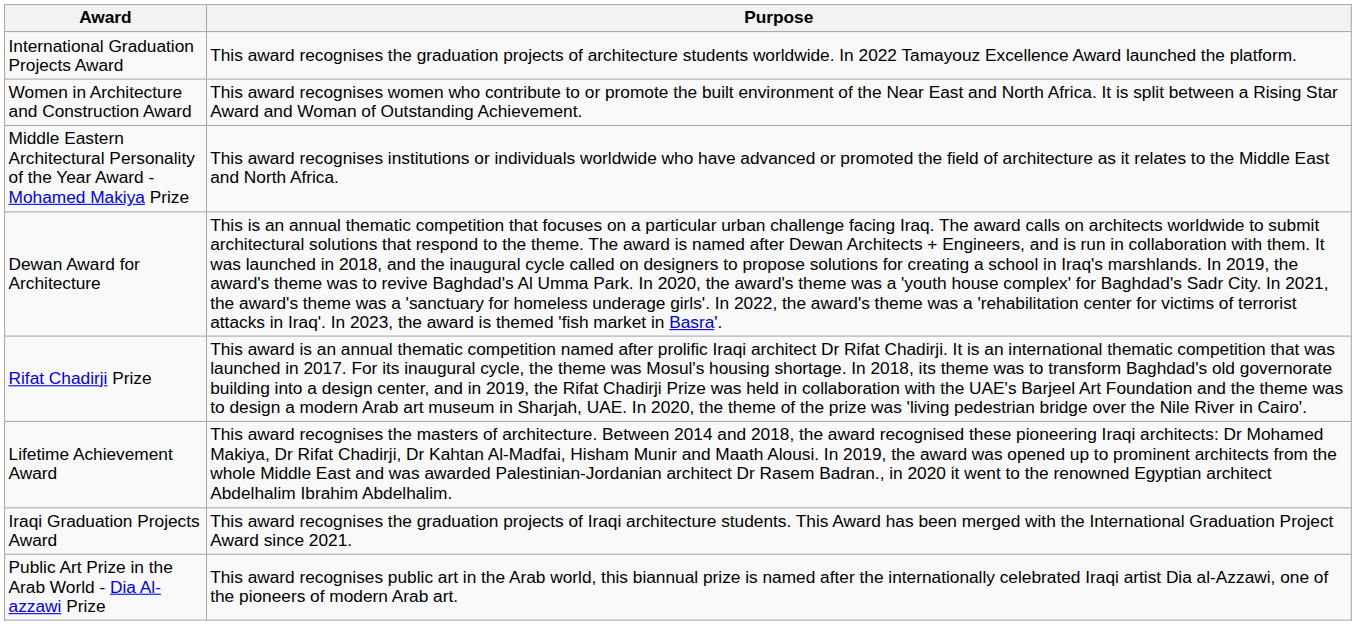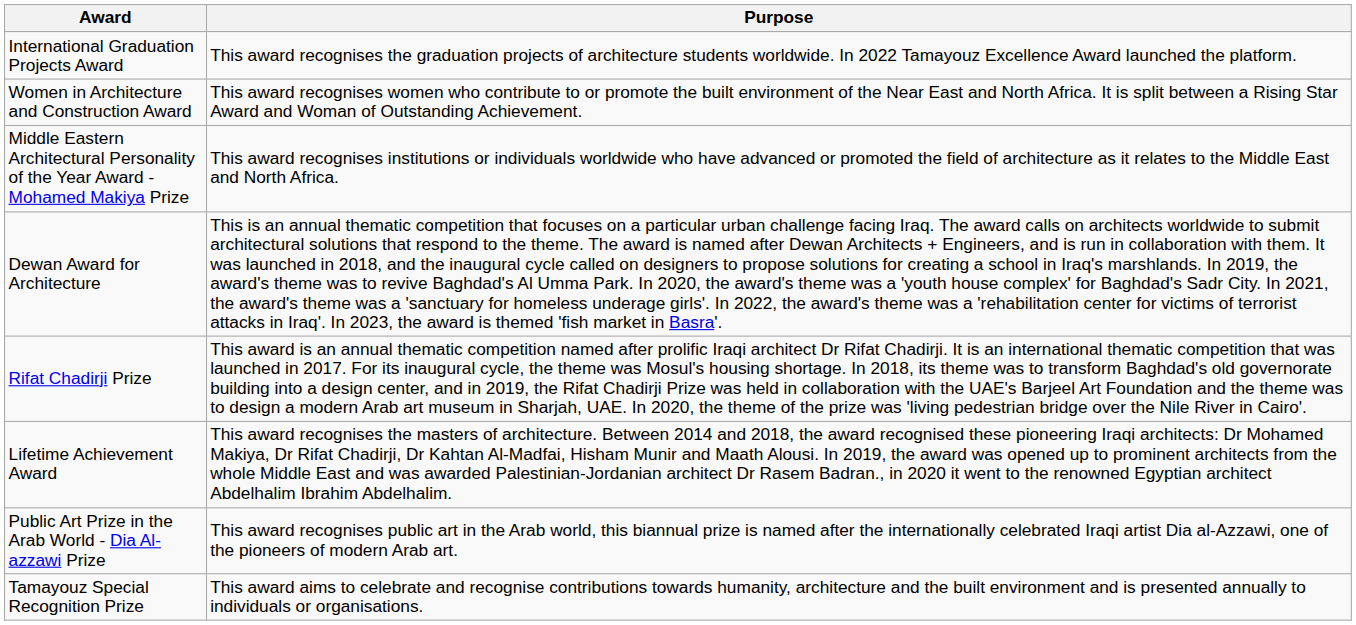- row: (104, 530)
+ row: (79, 597)
